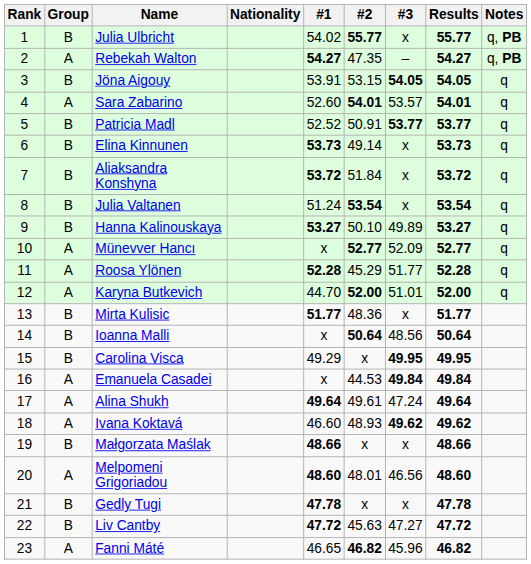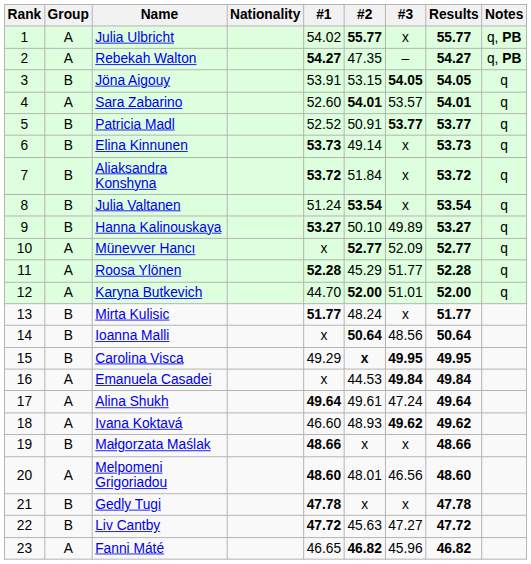(68, 37) B -> (68, 37) A
(365, 314) 48.36 -> (365, 314) 48.24
(365, 358) normal -> (365, 358) bold
